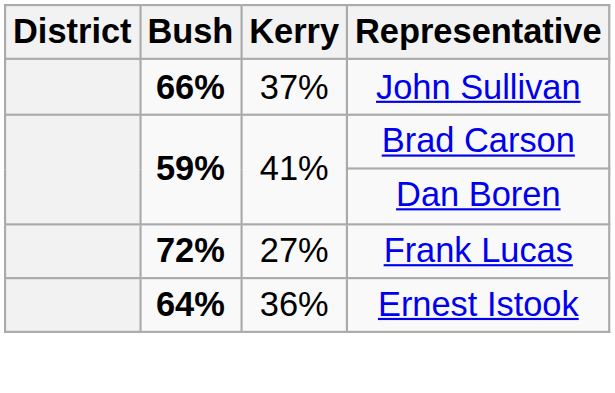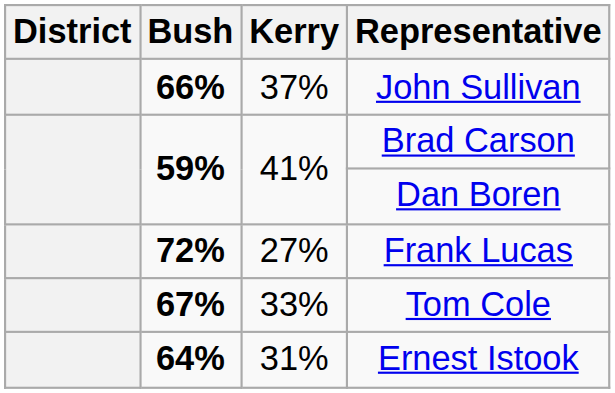+ row: (478, 304)
(294, 304) 36% -> (294, 359) 31%
